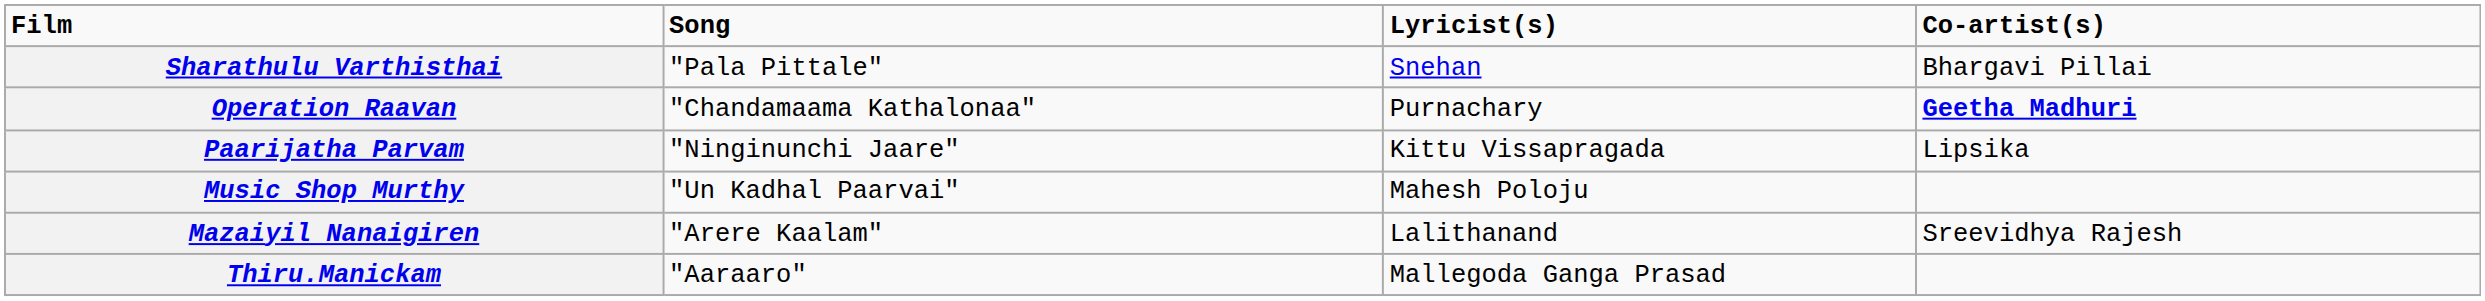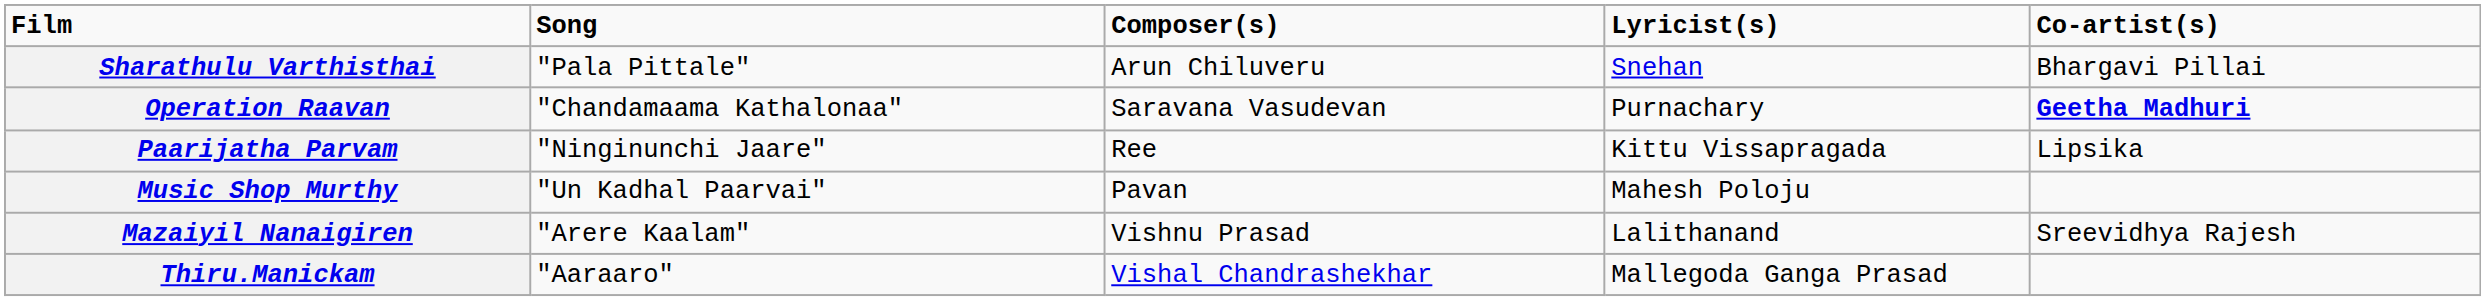+ column: (1195, 26)
